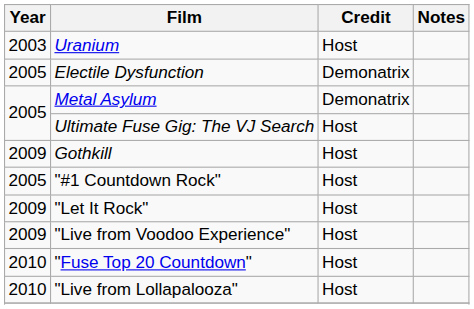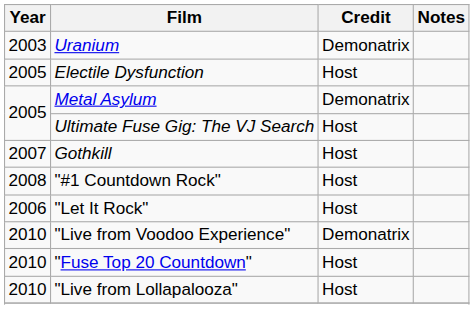(340, 45) Host -> (366, 45) Demonatrix
(366, 72) Demonatrix -> (340, 72) Host
(28, 153) 2009 -> (28, 153) 2007
(28, 180) 2005 -> (28, 180) 2008
(28, 208) 2009 -> (28, 208) 2006
(28, 235) 2009 -> (28, 235) 2010
(340, 235) Host -> (366, 235) Demonatrix
